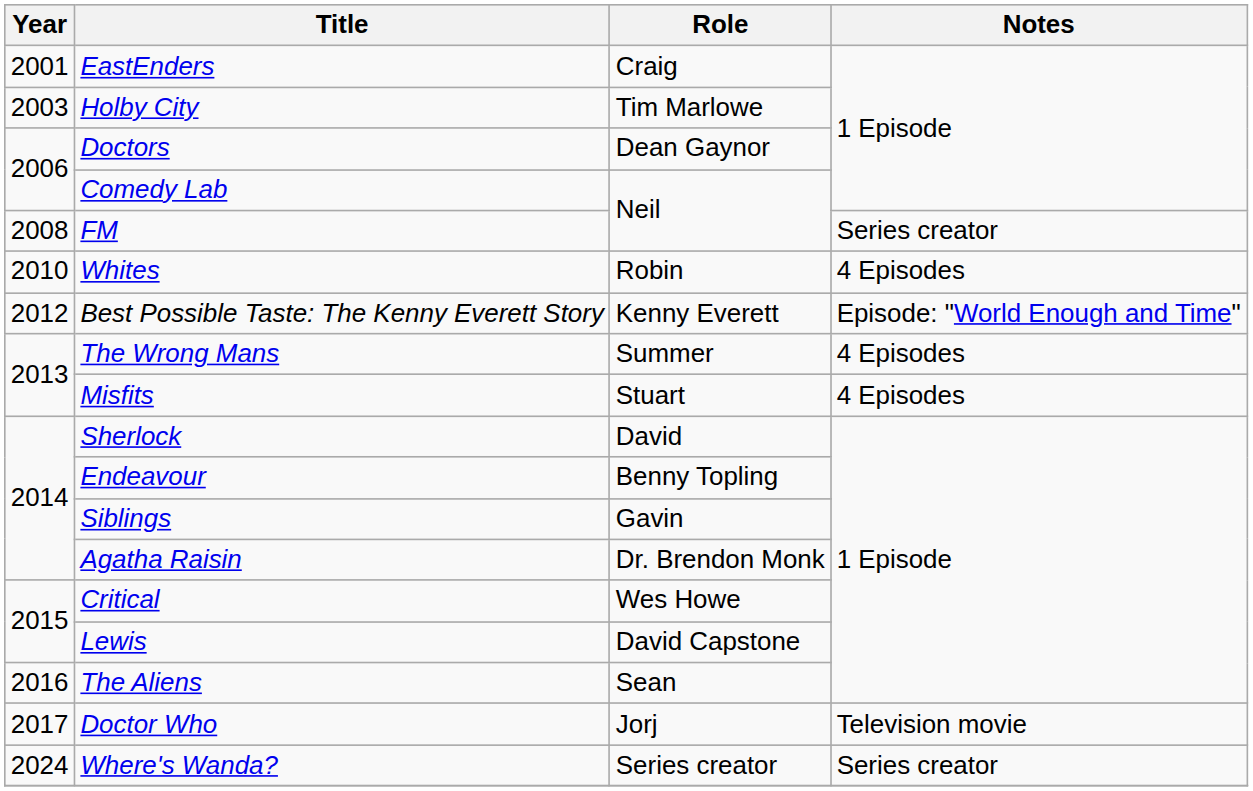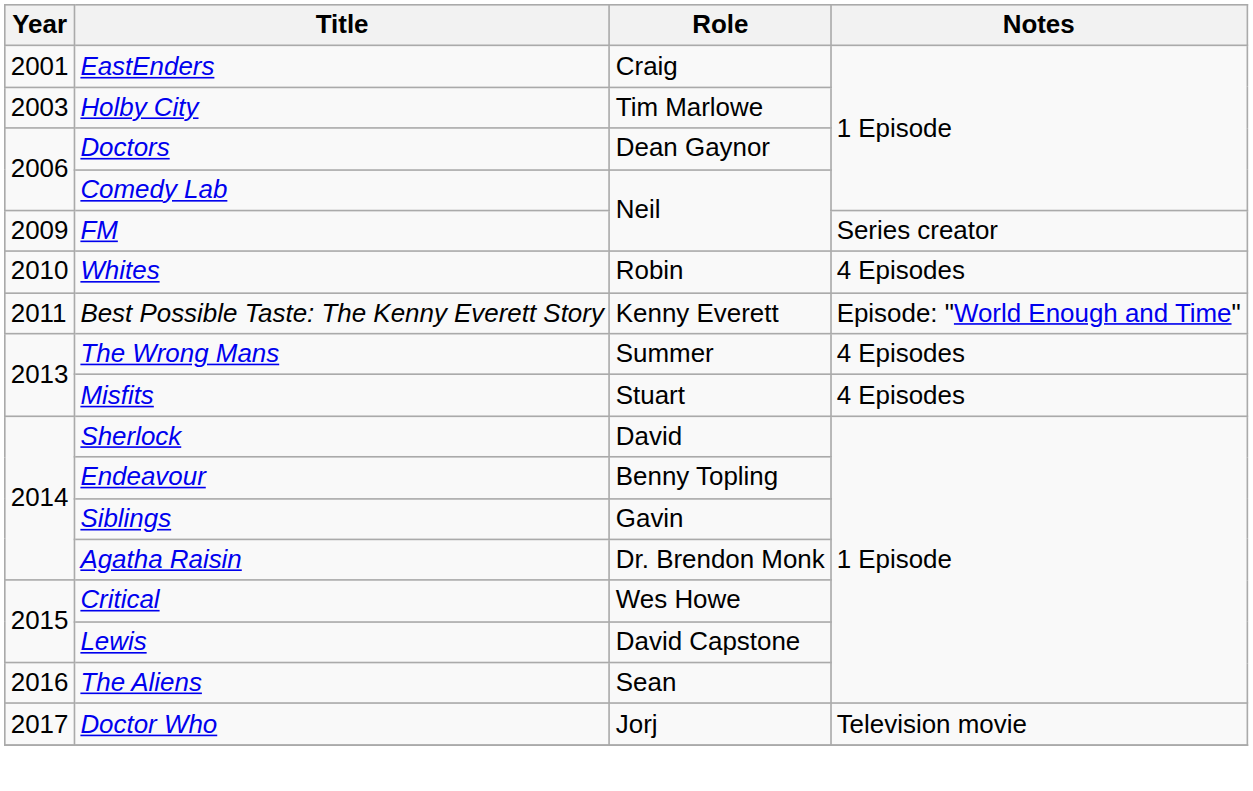(40, 230) 2008 -> (40, 230) 2009
(40, 312) 2012 -> (39, 312) 2011
- row: (179, 764)
